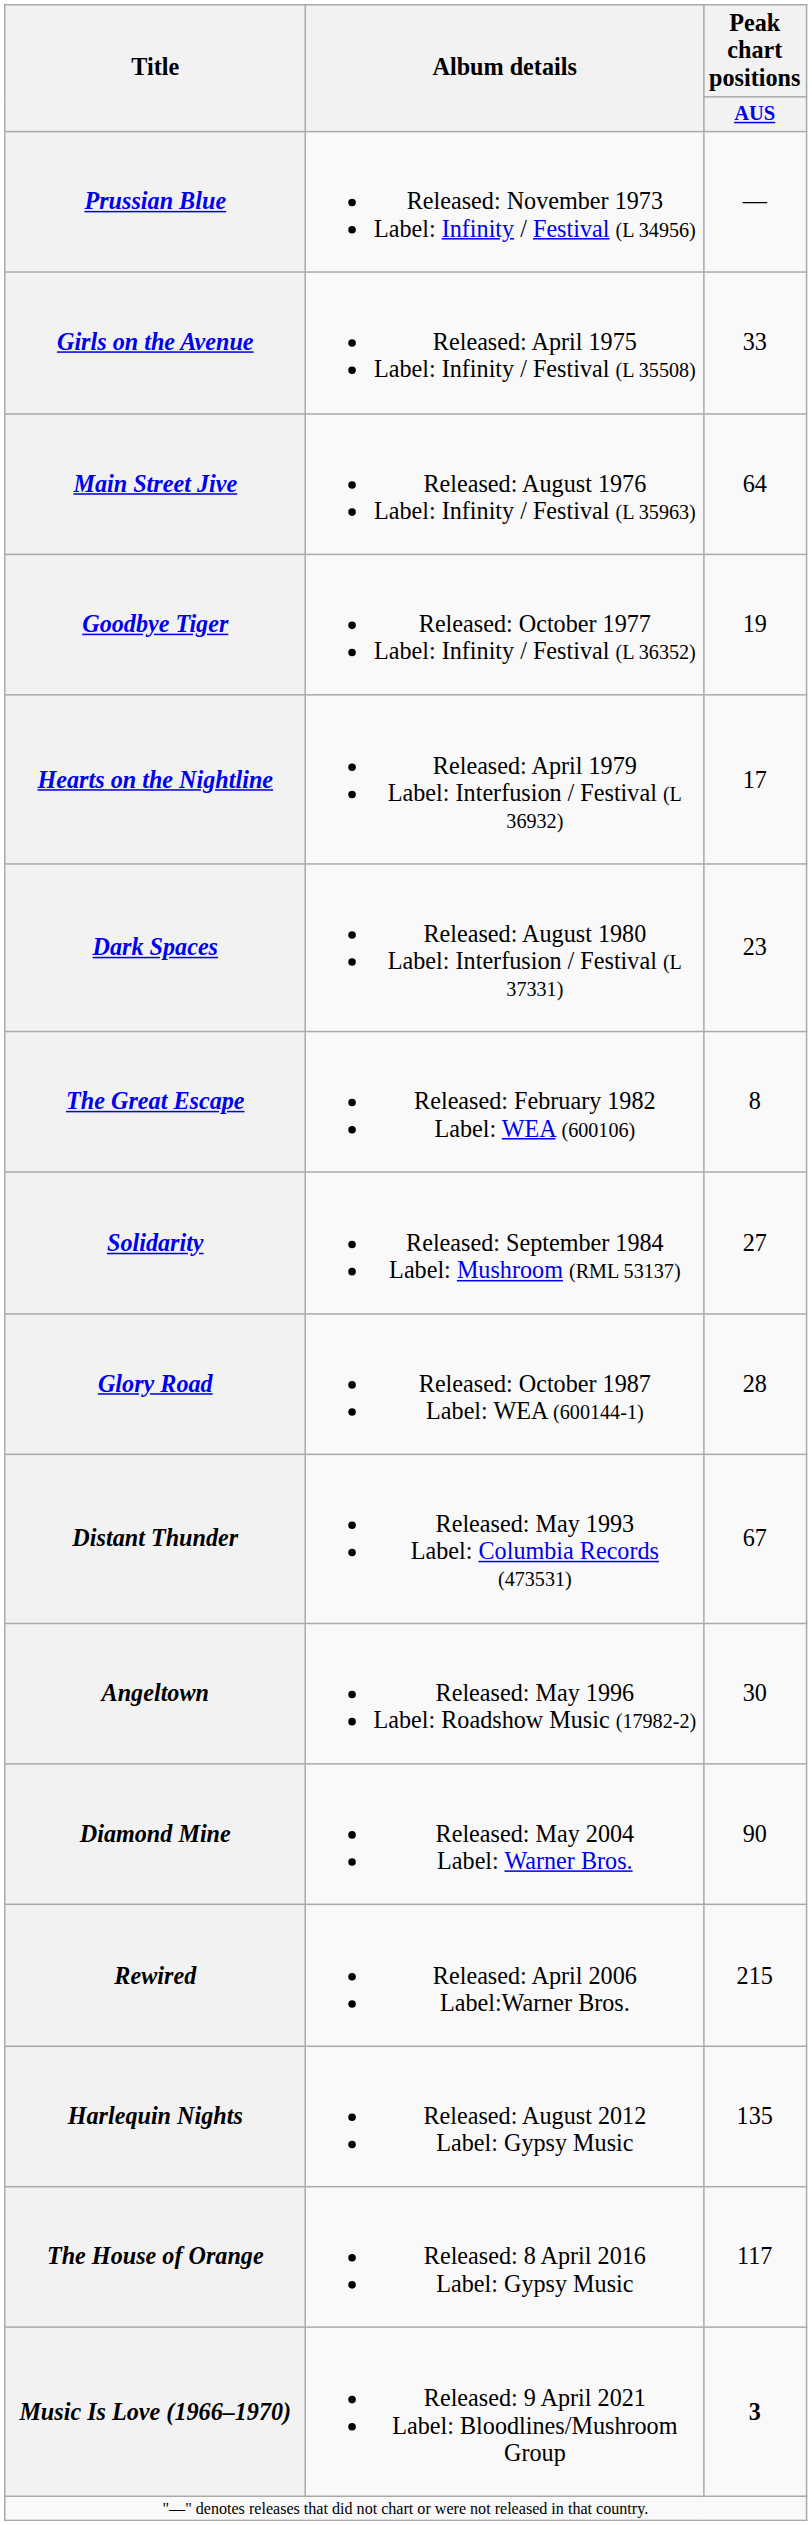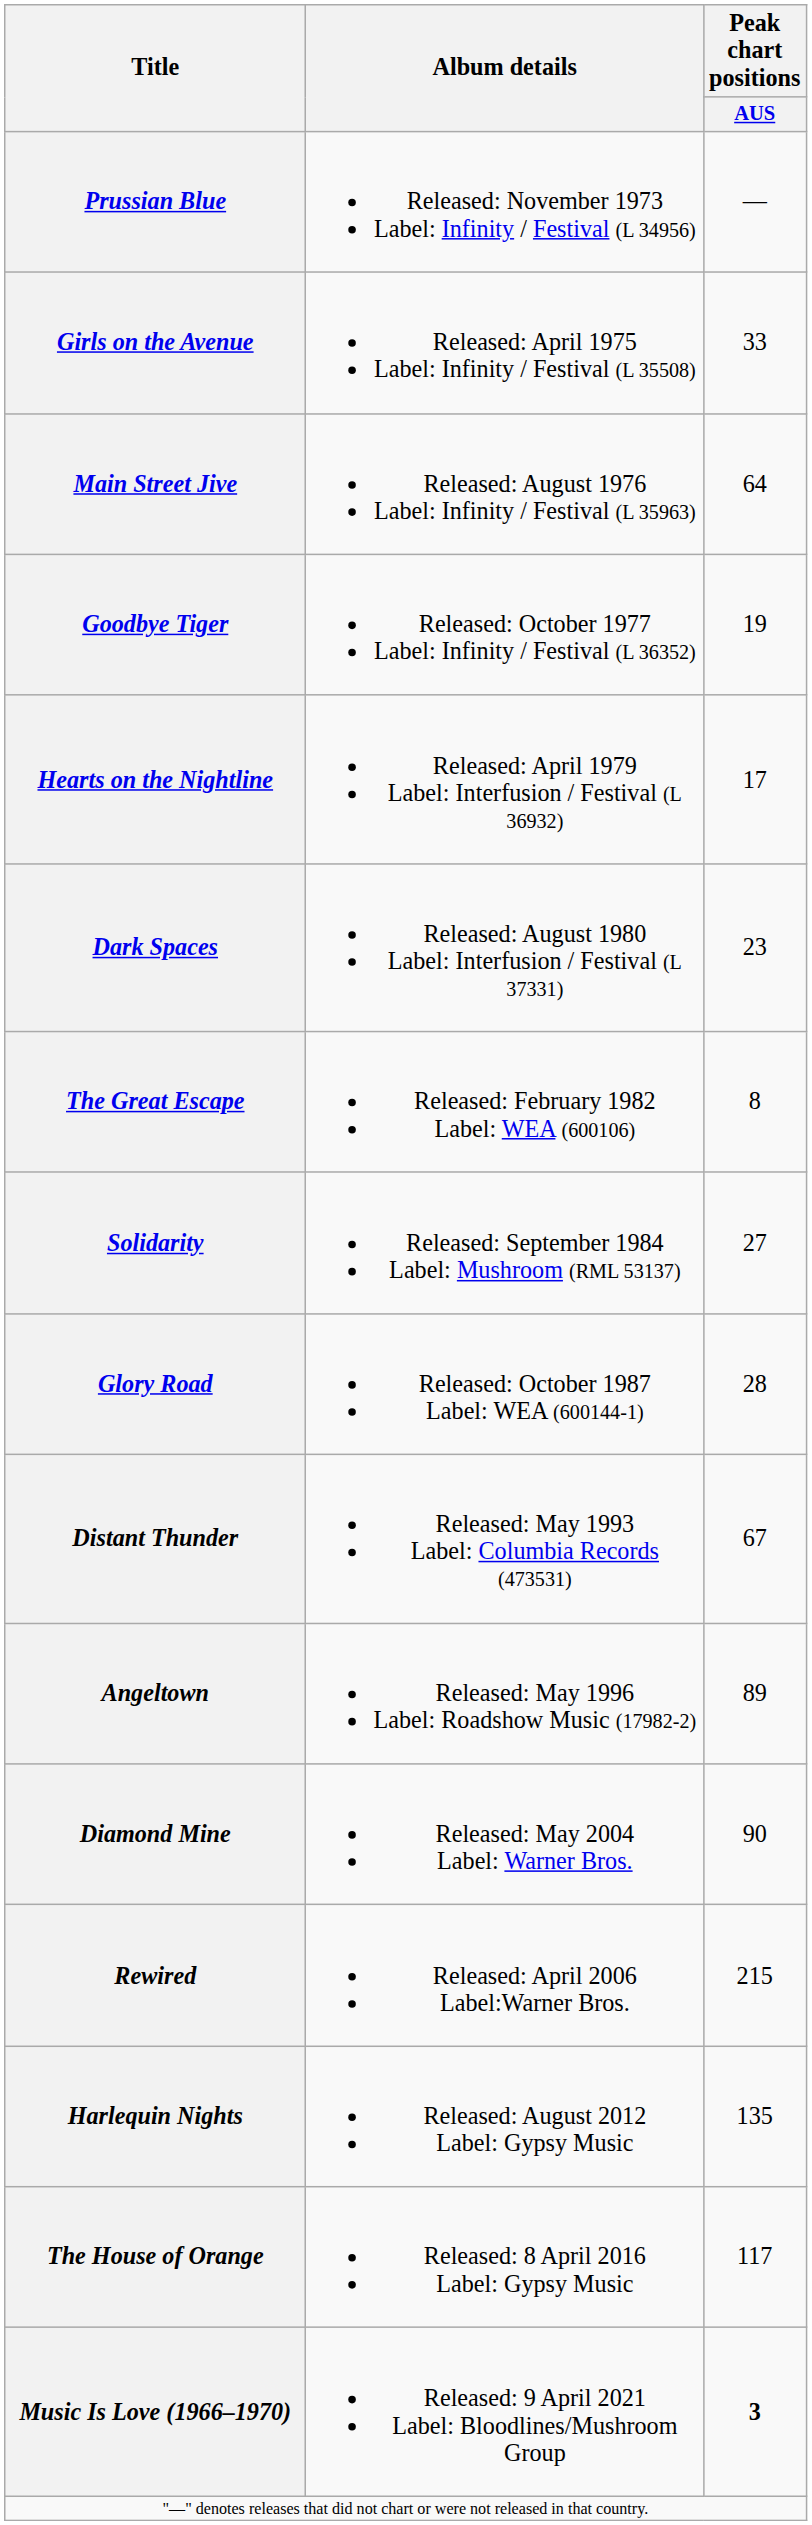(755, 1693) 30 -> (755, 1693) 89
